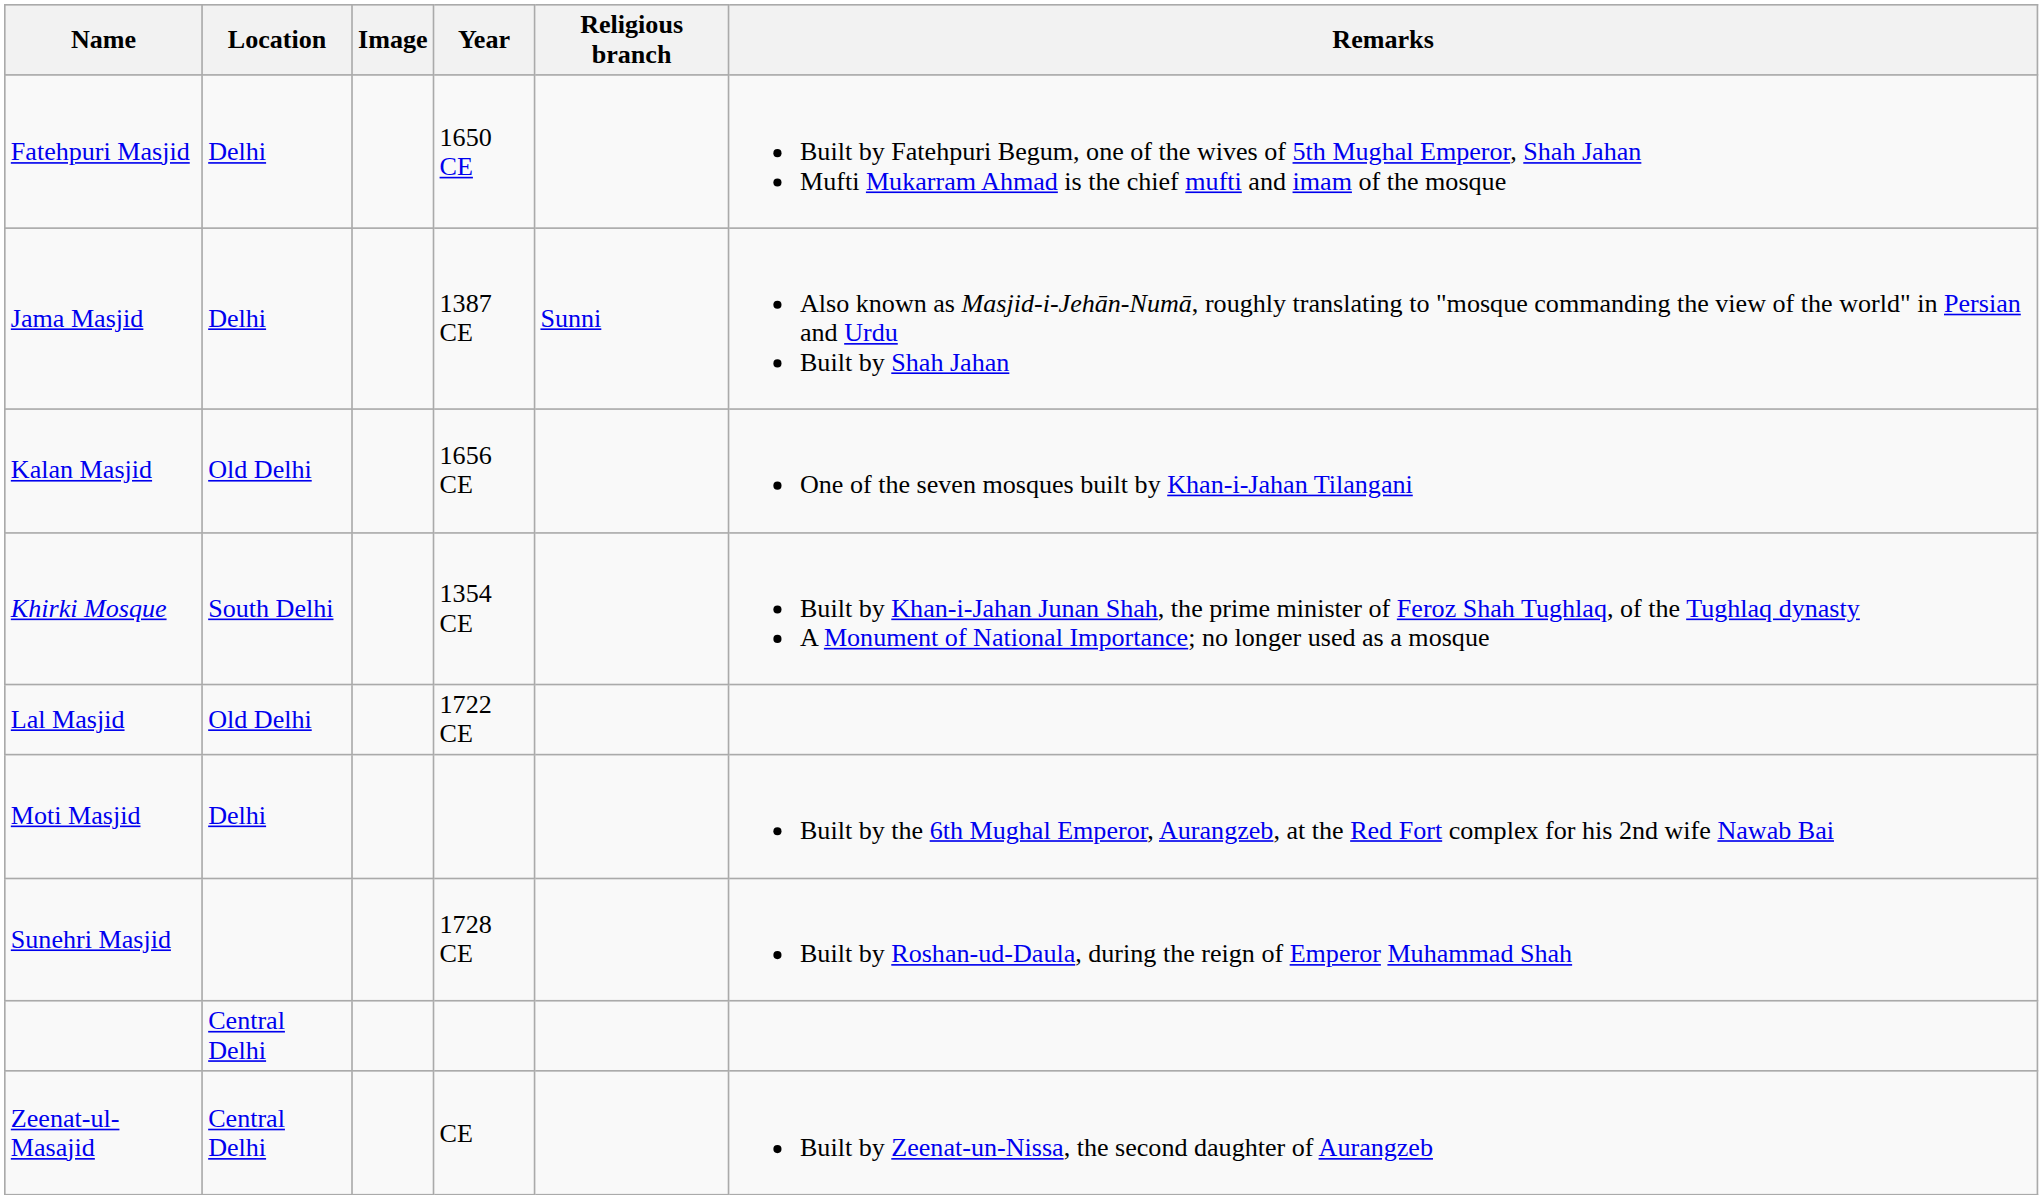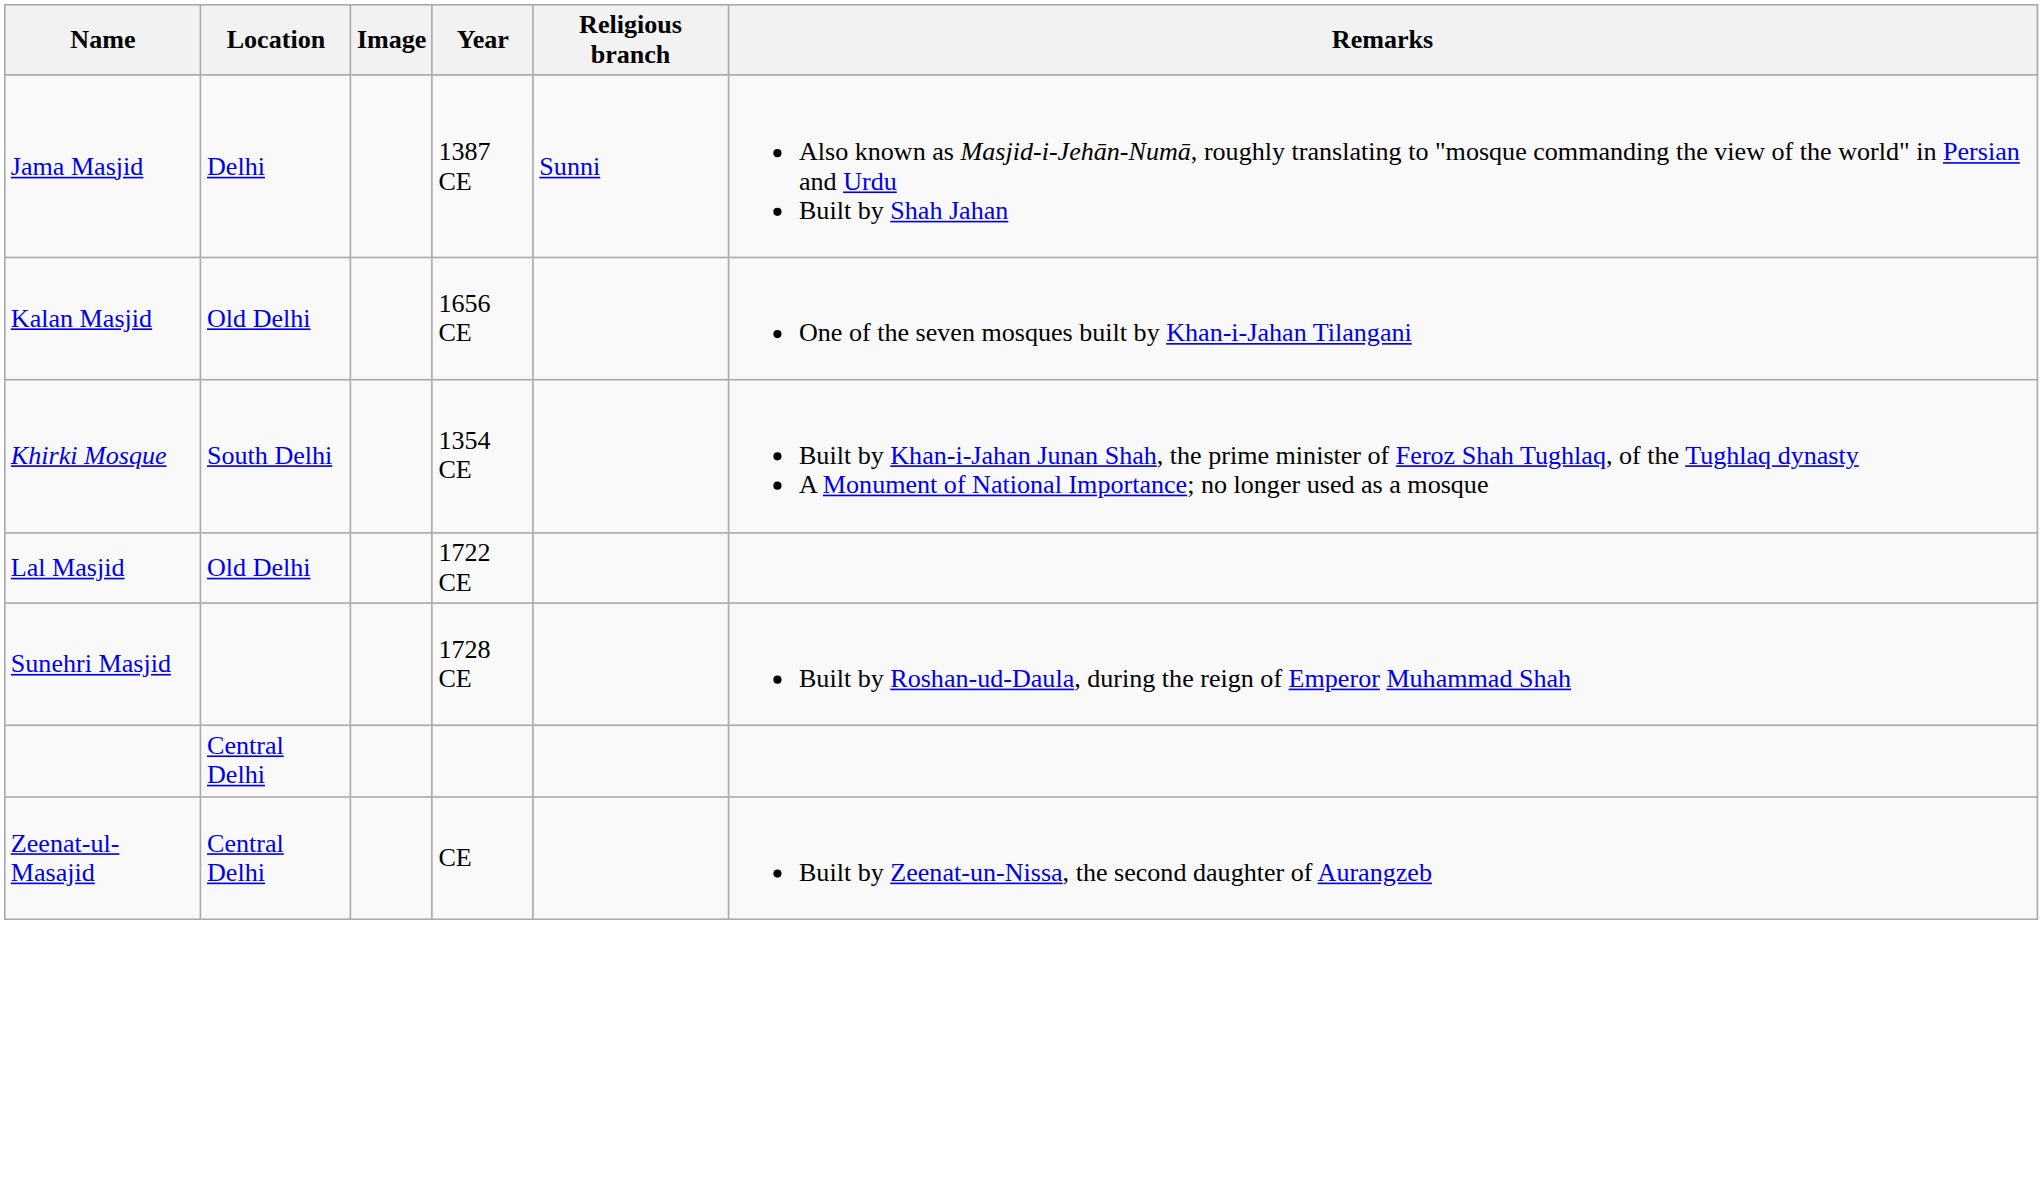- row: (100, 151)
- row: (76, 816)
